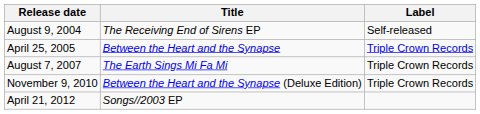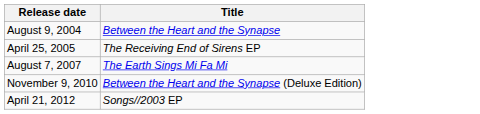- column: (420, 13)
(182, 30) The Receiving End of Sirens EP -> (191, 30) Between the Heart and the Synapse
(191, 48) Between the Heart and the Synapse -> (182, 48) The Receiving End of Sirens EP
